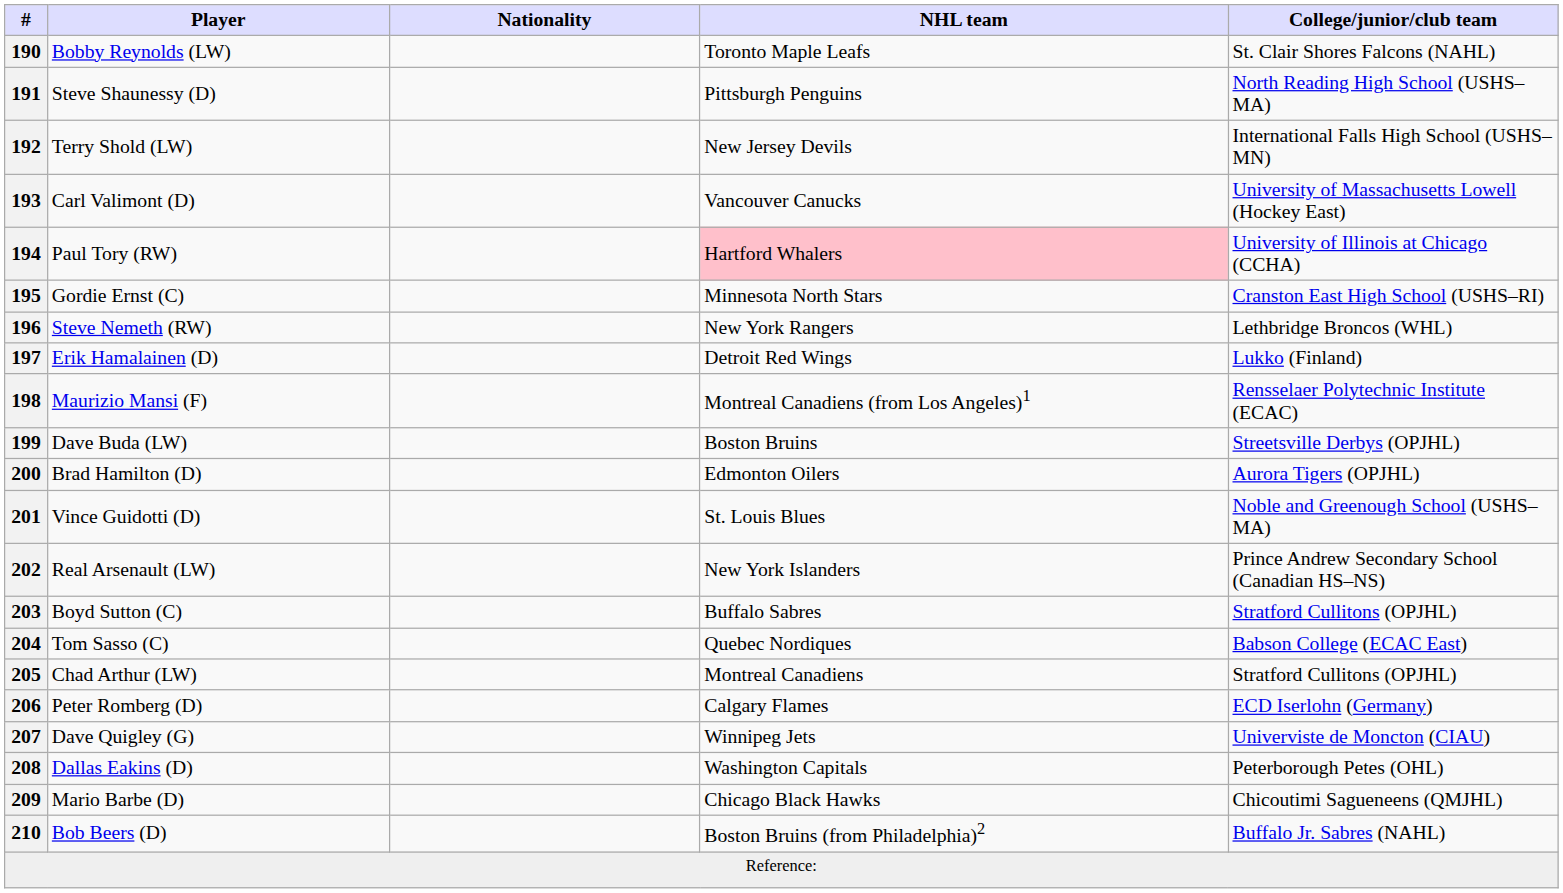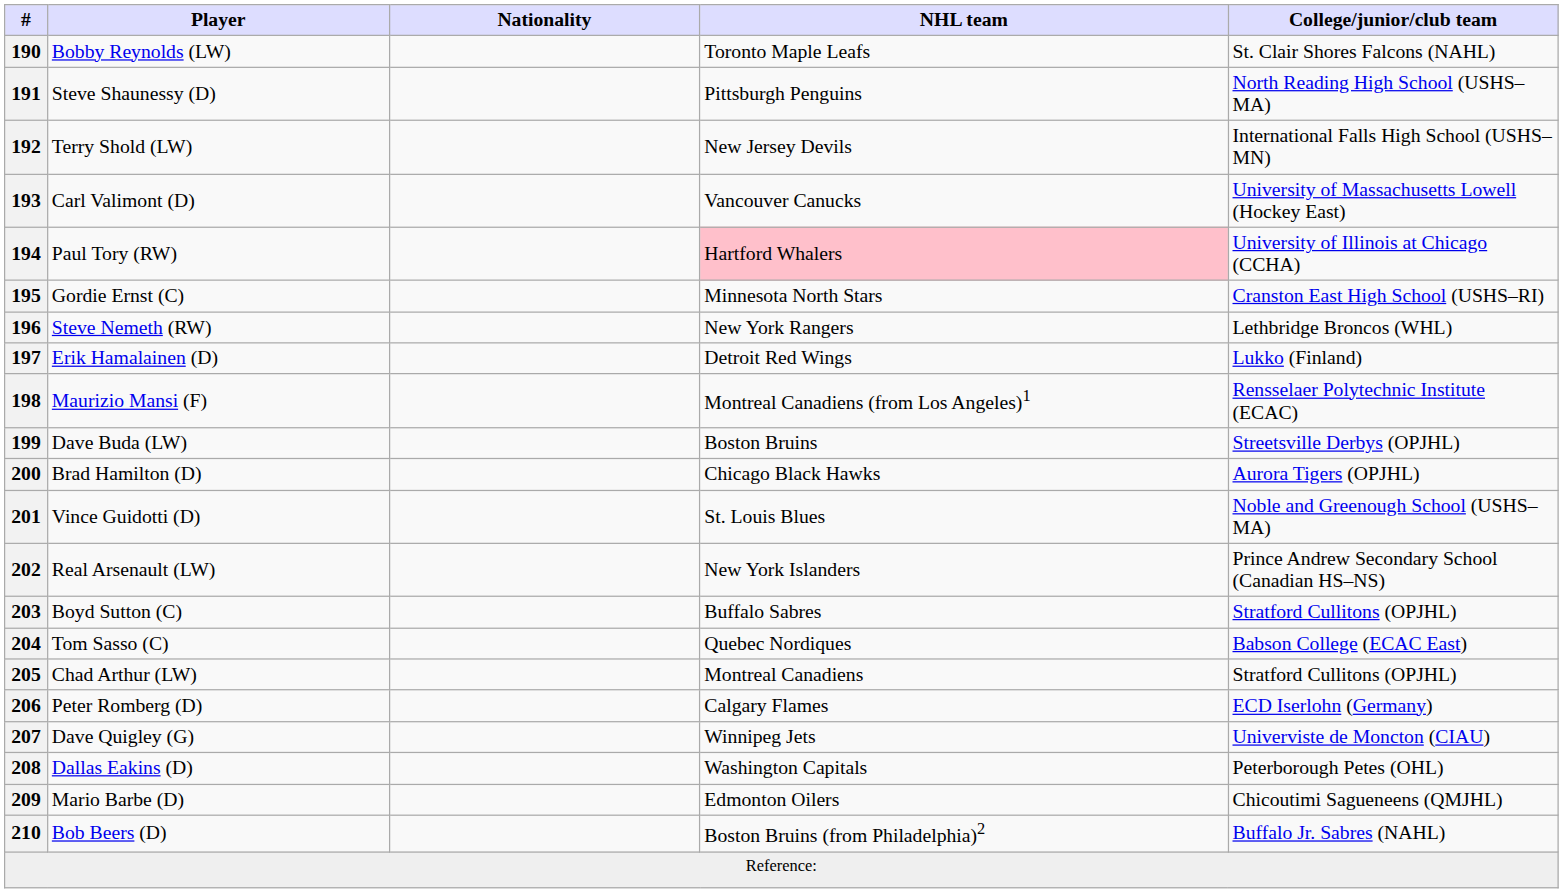(772, 474) Edmonton Oilers -> (792, 474) Chicago Black Hawks
(792, 799) Chicago Black Hawks -> (772, 799) Edmonton Oilers
